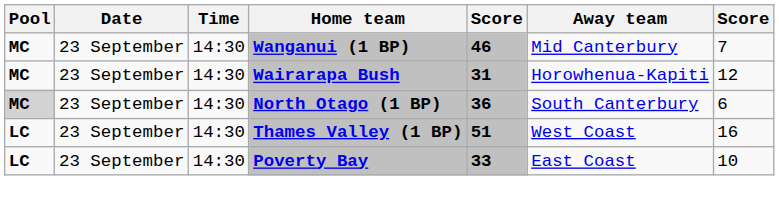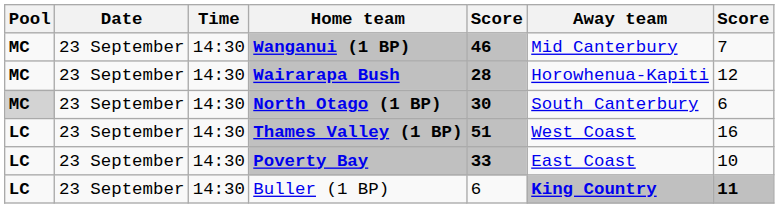(481, 76) 31 -> (481, 76) 28
(481, 104) 36 -> (481, 104) 30
+ row: (321, 189)
